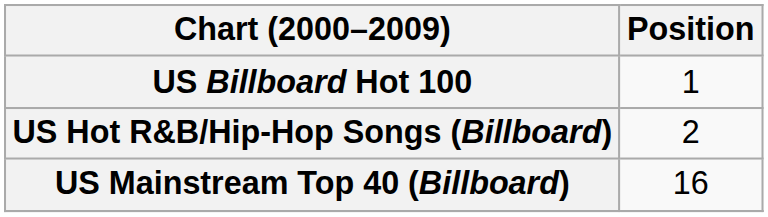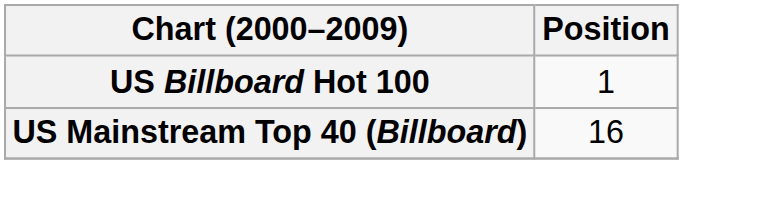- row: (312, 132)
